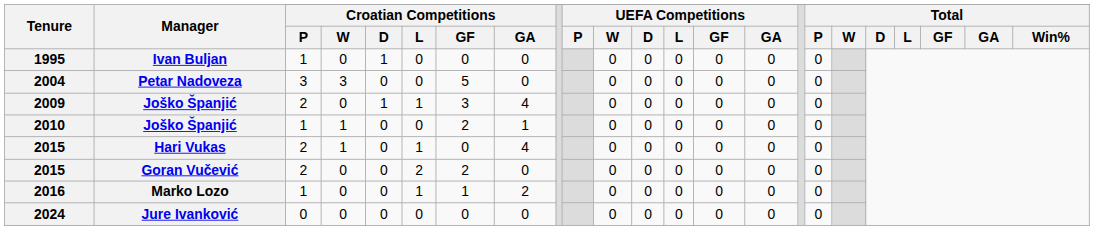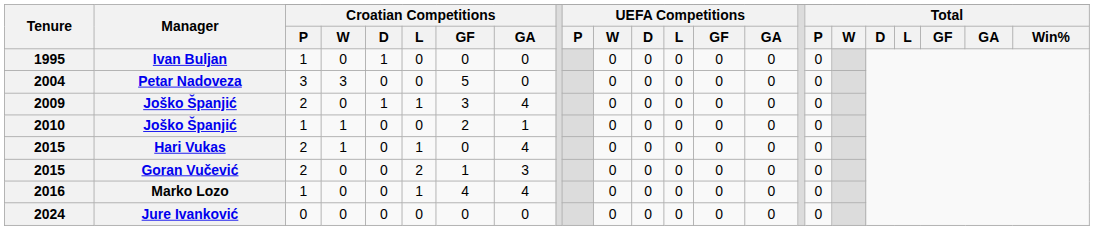(465, 170) 2 -> (465, 170) 1
(525, 170) 0 -> (525, 170) 3
(465, 192) 1 -> (465, 192) 4
(525, 192) 2 -> (525, 192) 4
